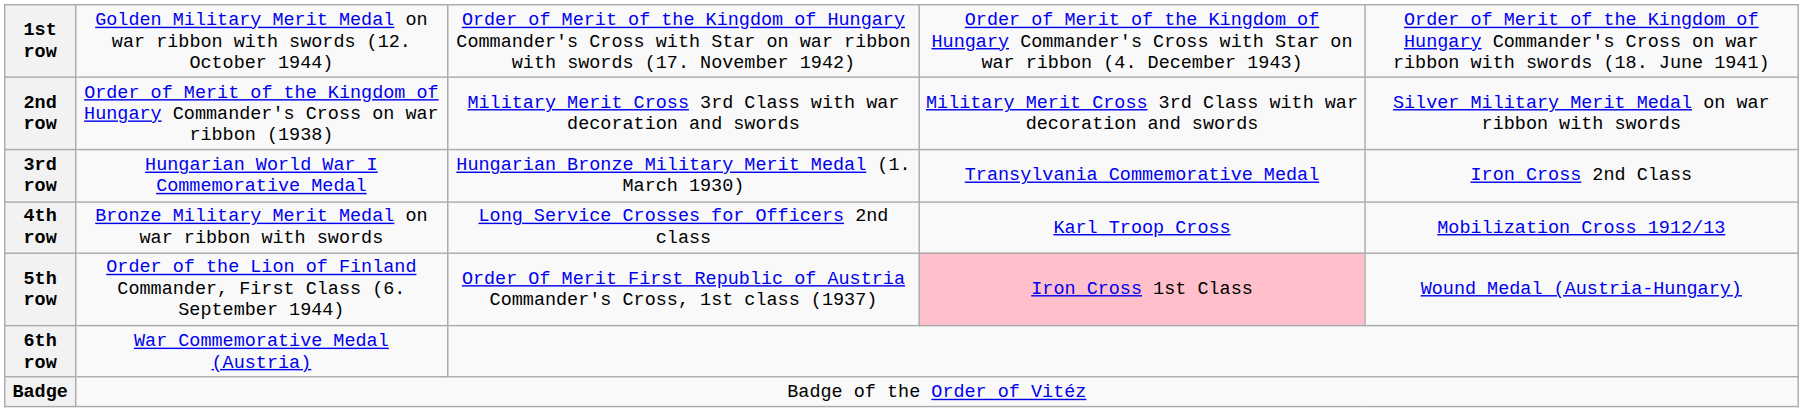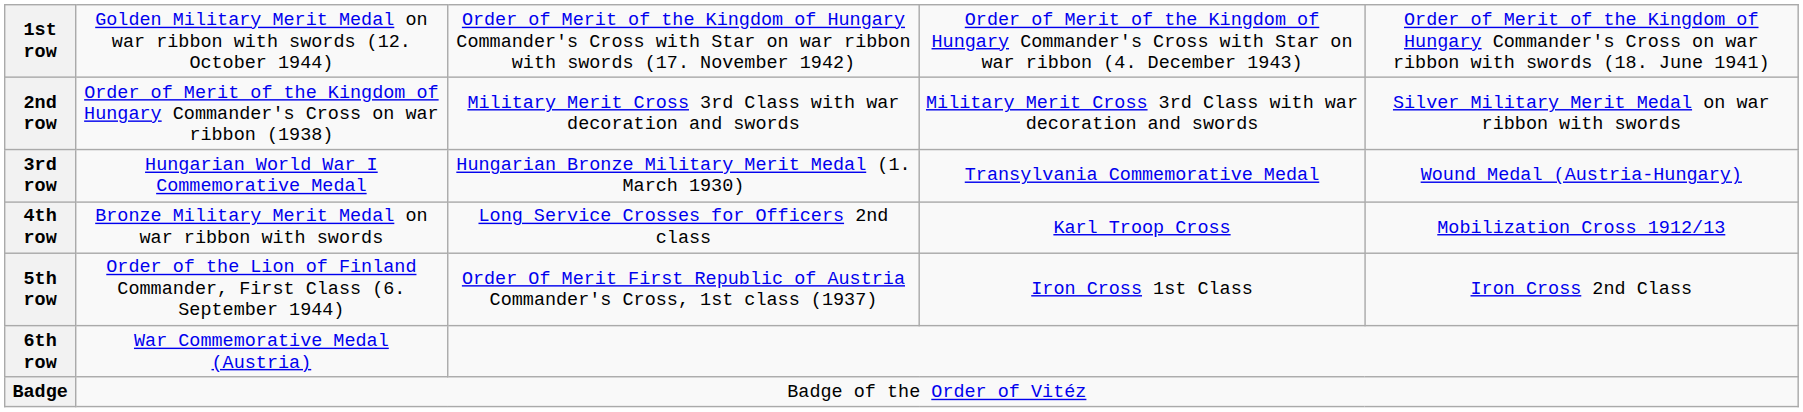(1581, 176) Iron Cross 2nd Class -> (1581, 176) Wound Medal (Austria-Hungary)
(1142, 289) pink background -> (1142, 289) no background
(1581, 289) Wound Medal (Austria-Hungary) -> (1581, 289) Iron Cross 2nd Class
